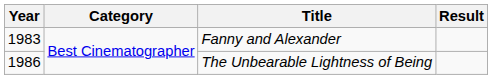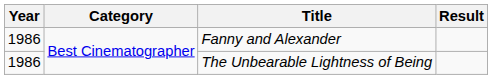(24, 39) 1983 -> (24, 39) 1986
